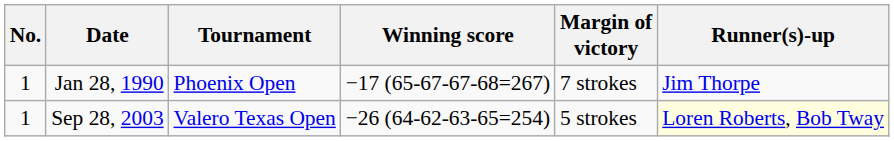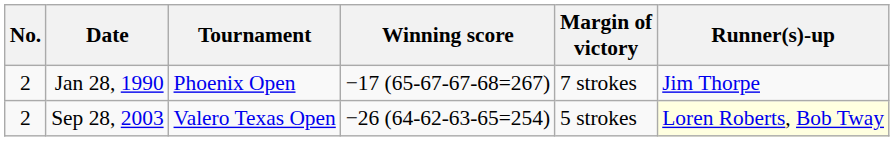(25, 83) 1 -> (25, 83) 2
(25, 118) 1 -> (25, 118) 2
